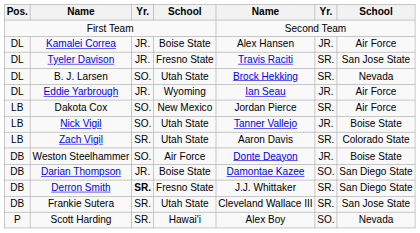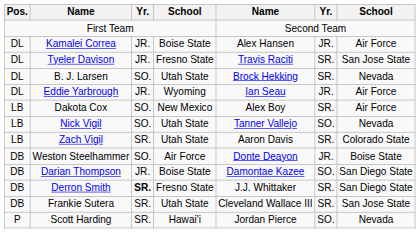(265, 108) Jordan Pierce -> (265, 108) Alex Boy
(326, 124) JR. -> (326, 124) SO.
(376, 124) Boise State -> (376, 124) Nevada
(265, 220) Alex Boy -> (265, 220) Jordan Pierce
